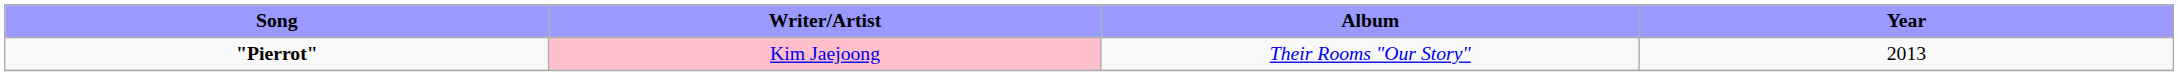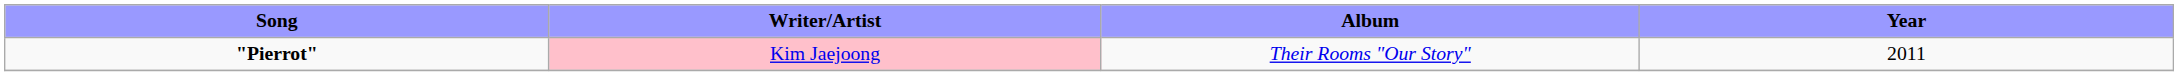(1906, 53) 2013 -> (1906, 53) 2011
